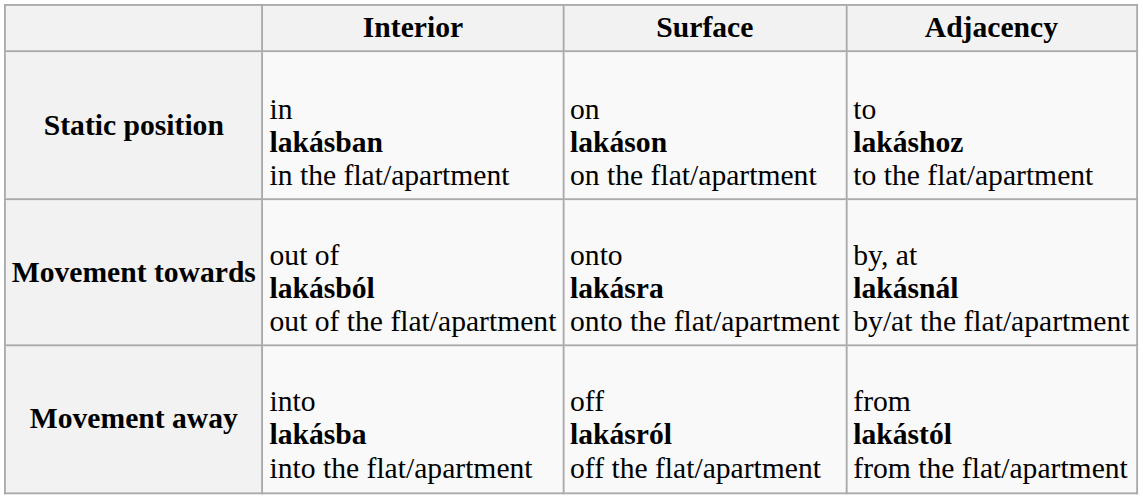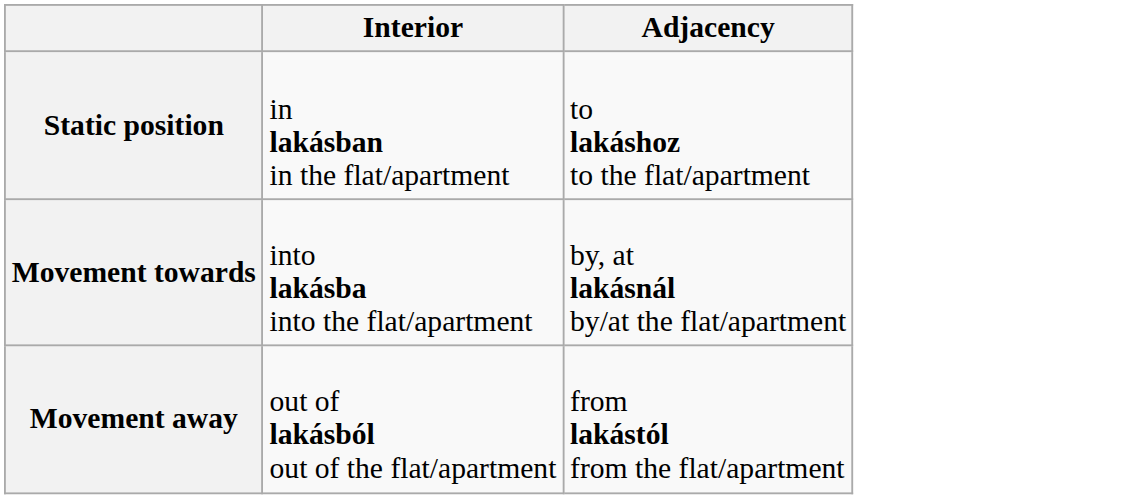- column: (705, 27)
(413, 288) out of lakásból out of the flat/apartment -> (401, 288) into lakásba into the flat/apartment
(401, 435) into lakásba into the flat/apartment -> (413, 435) out of lakásból out of the flat/apartment
